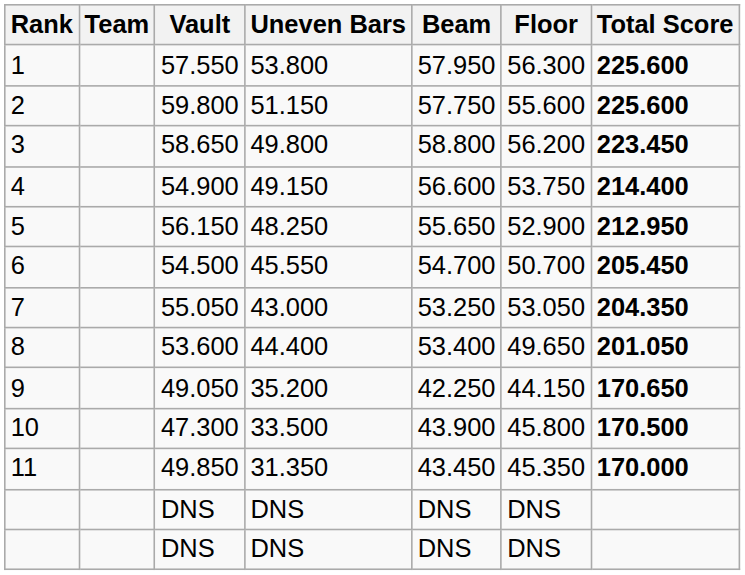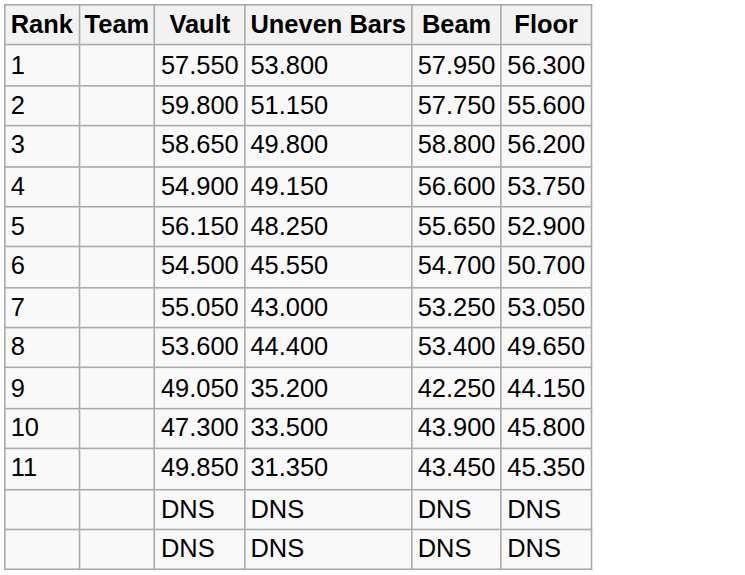- column: (665, 24)
